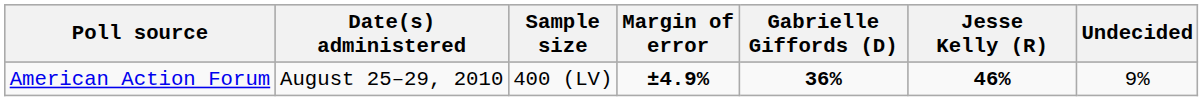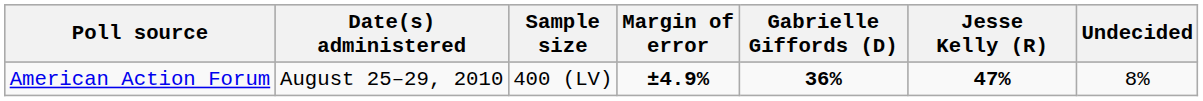(992, 79) 46% -> (992, 79) 47%
(1137, 79) 9% -> (1137, 79) 8%
